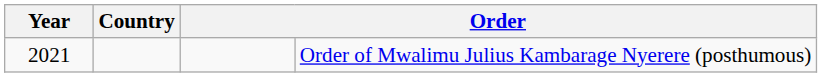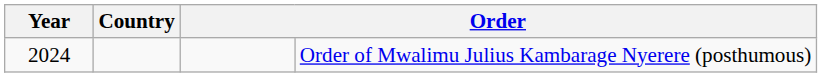(49, 54) 2021 -> (49, 54) 2024
